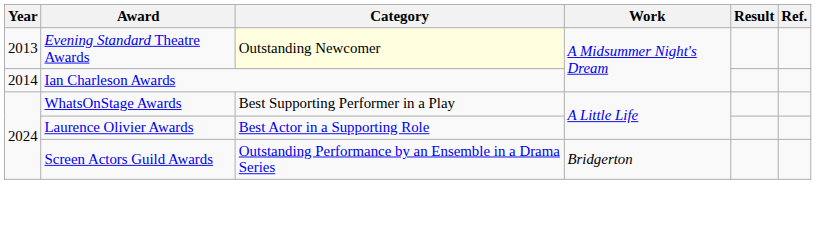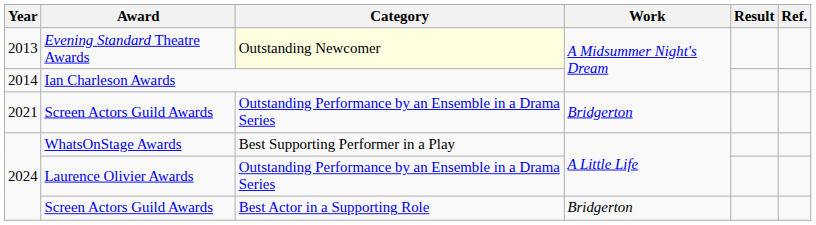+ row: (23, 112)
(334, 127) Best Actor in a Supporting Role -> (399, 176) Outstanding Performance by an Ensemble in a Drama Series
(399, 159) Outstanding Performance by an Ensemble in a Drama Series -> (334, 208) Best Actor in a Supporting Role
